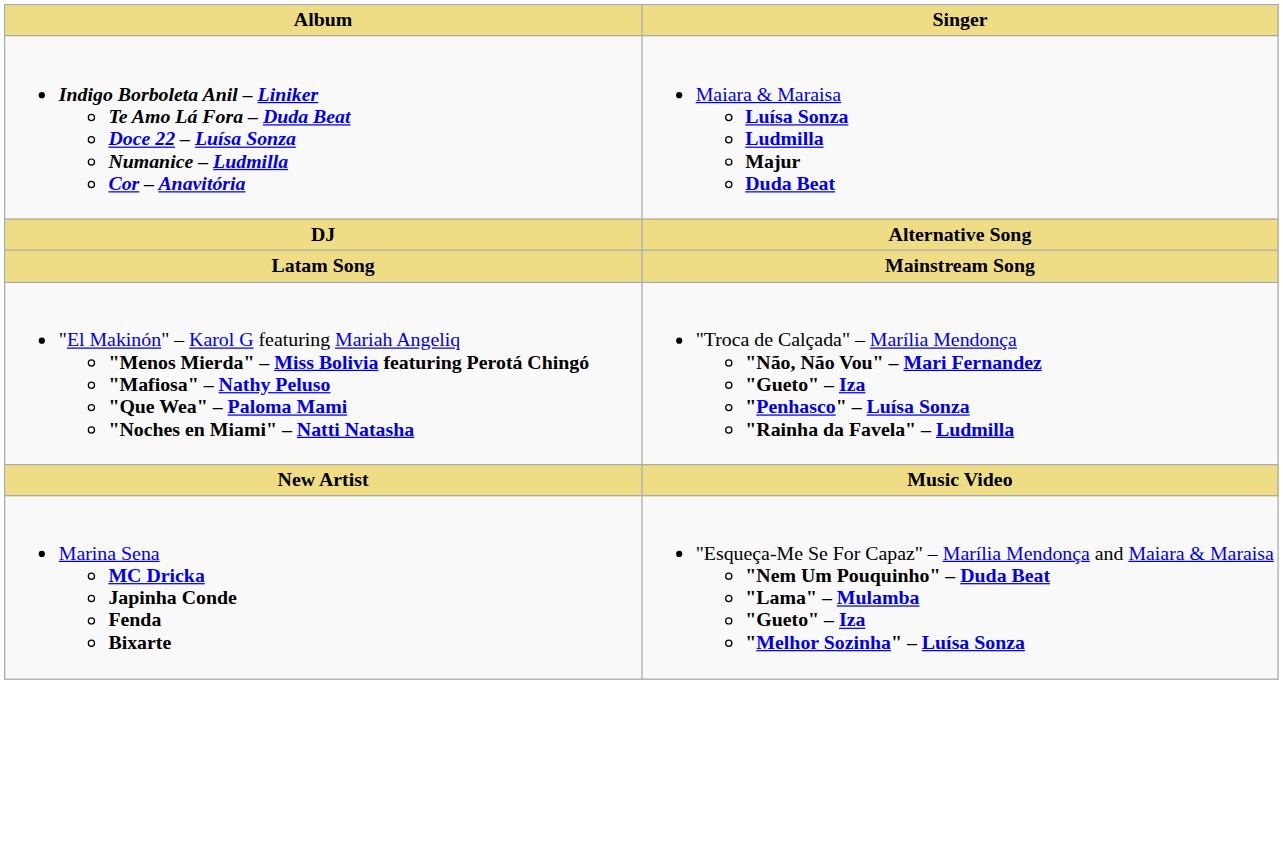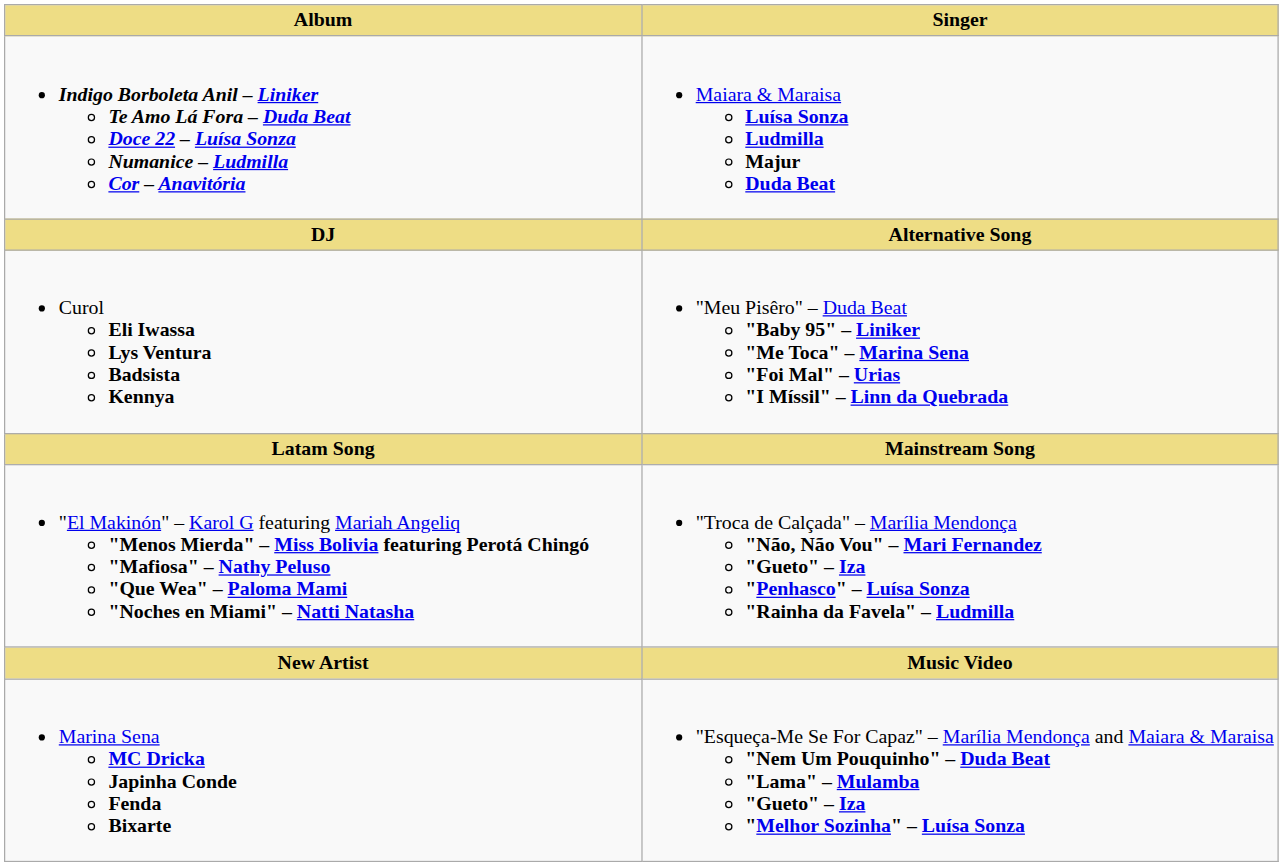+ row: (323, 353)
